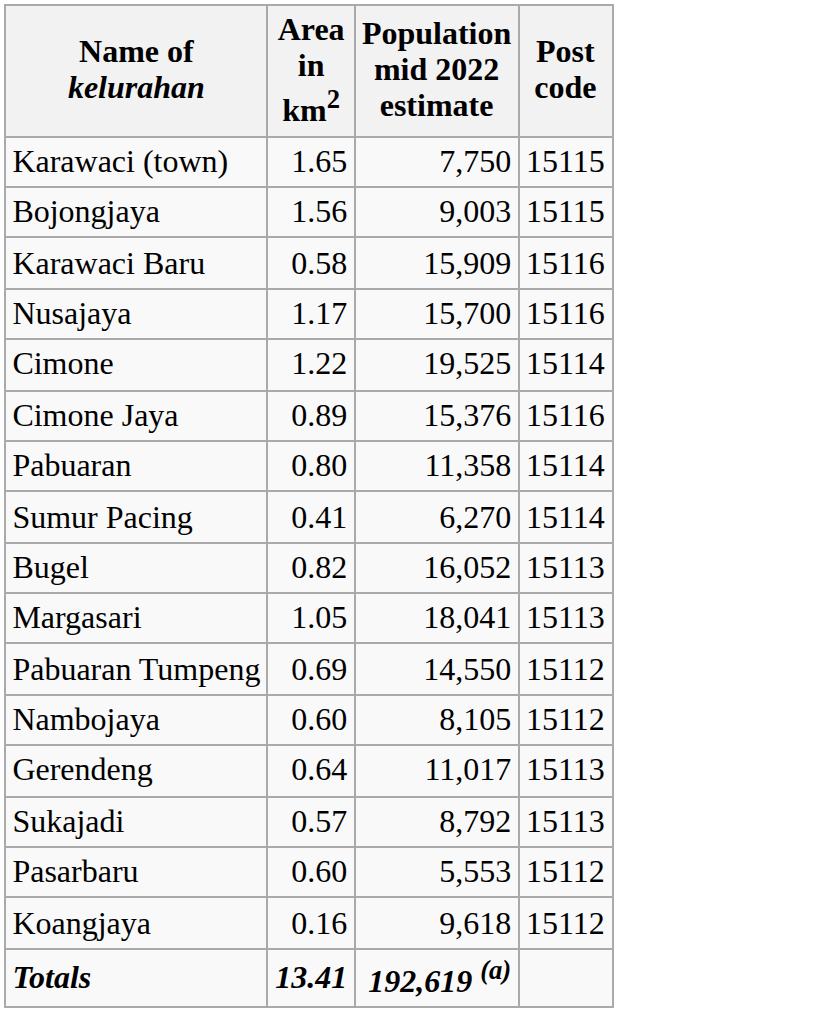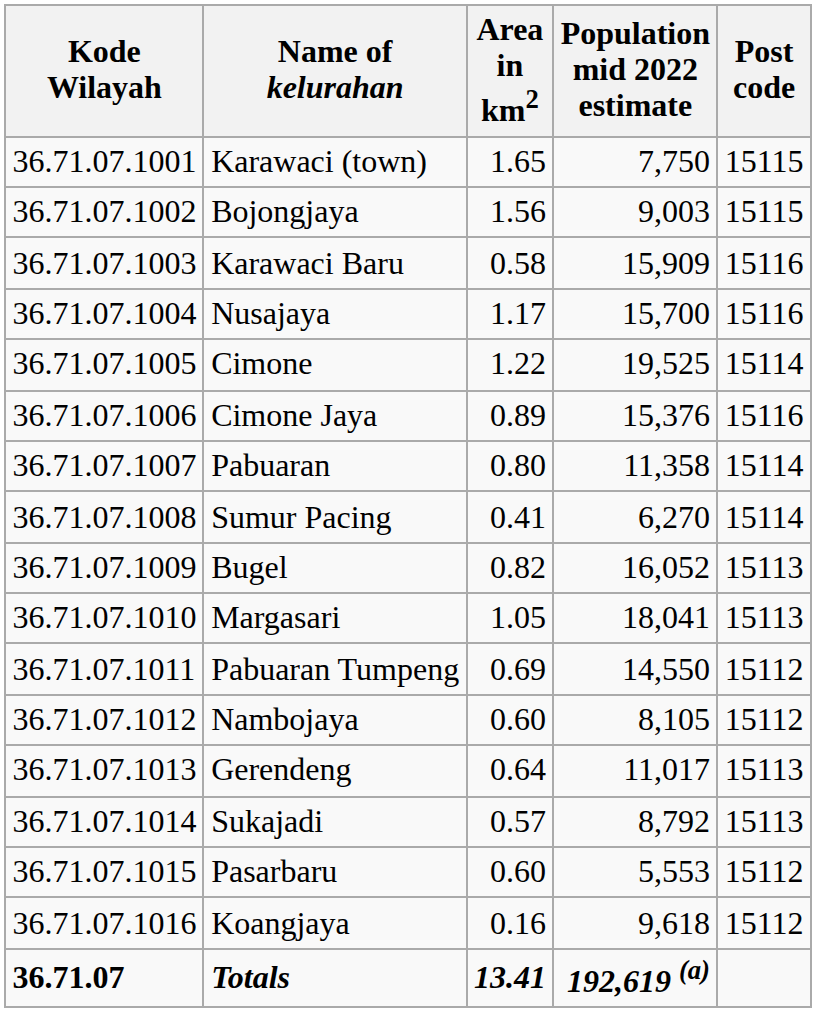+ column: (104, 70)
